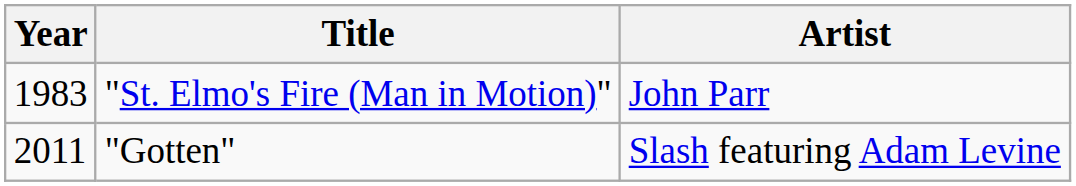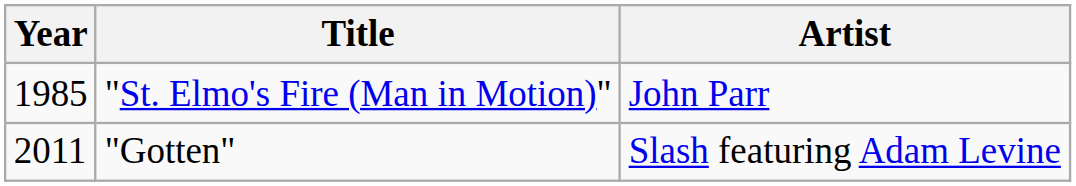(51, 92) 1983 -> (51, 92) 1985
